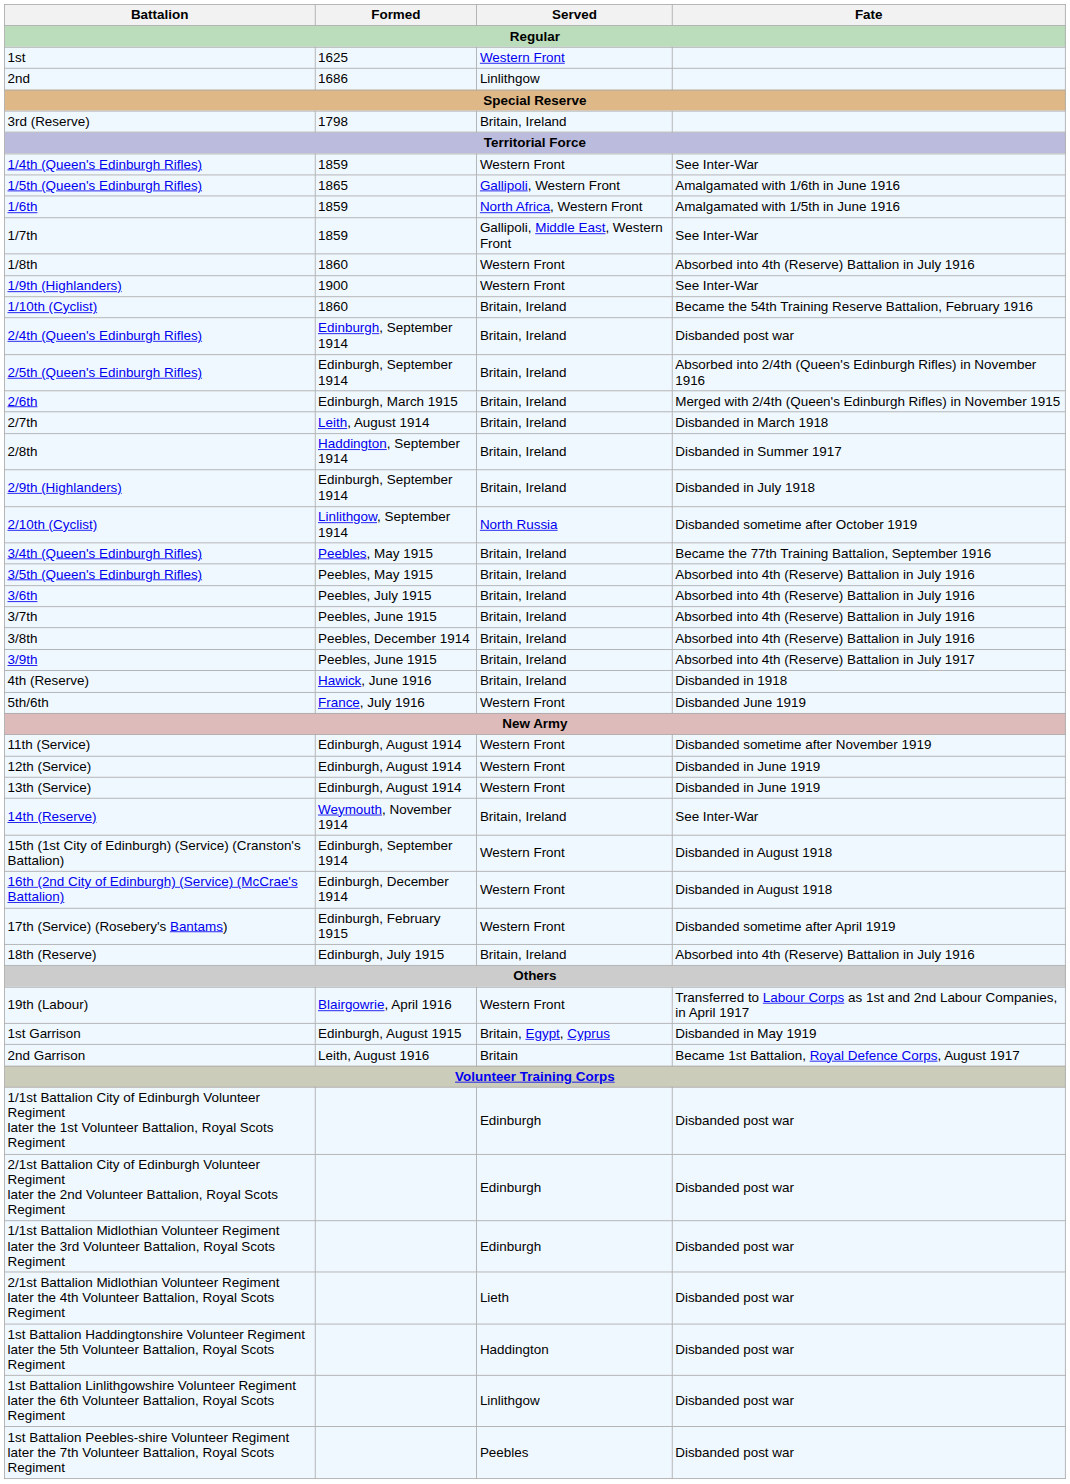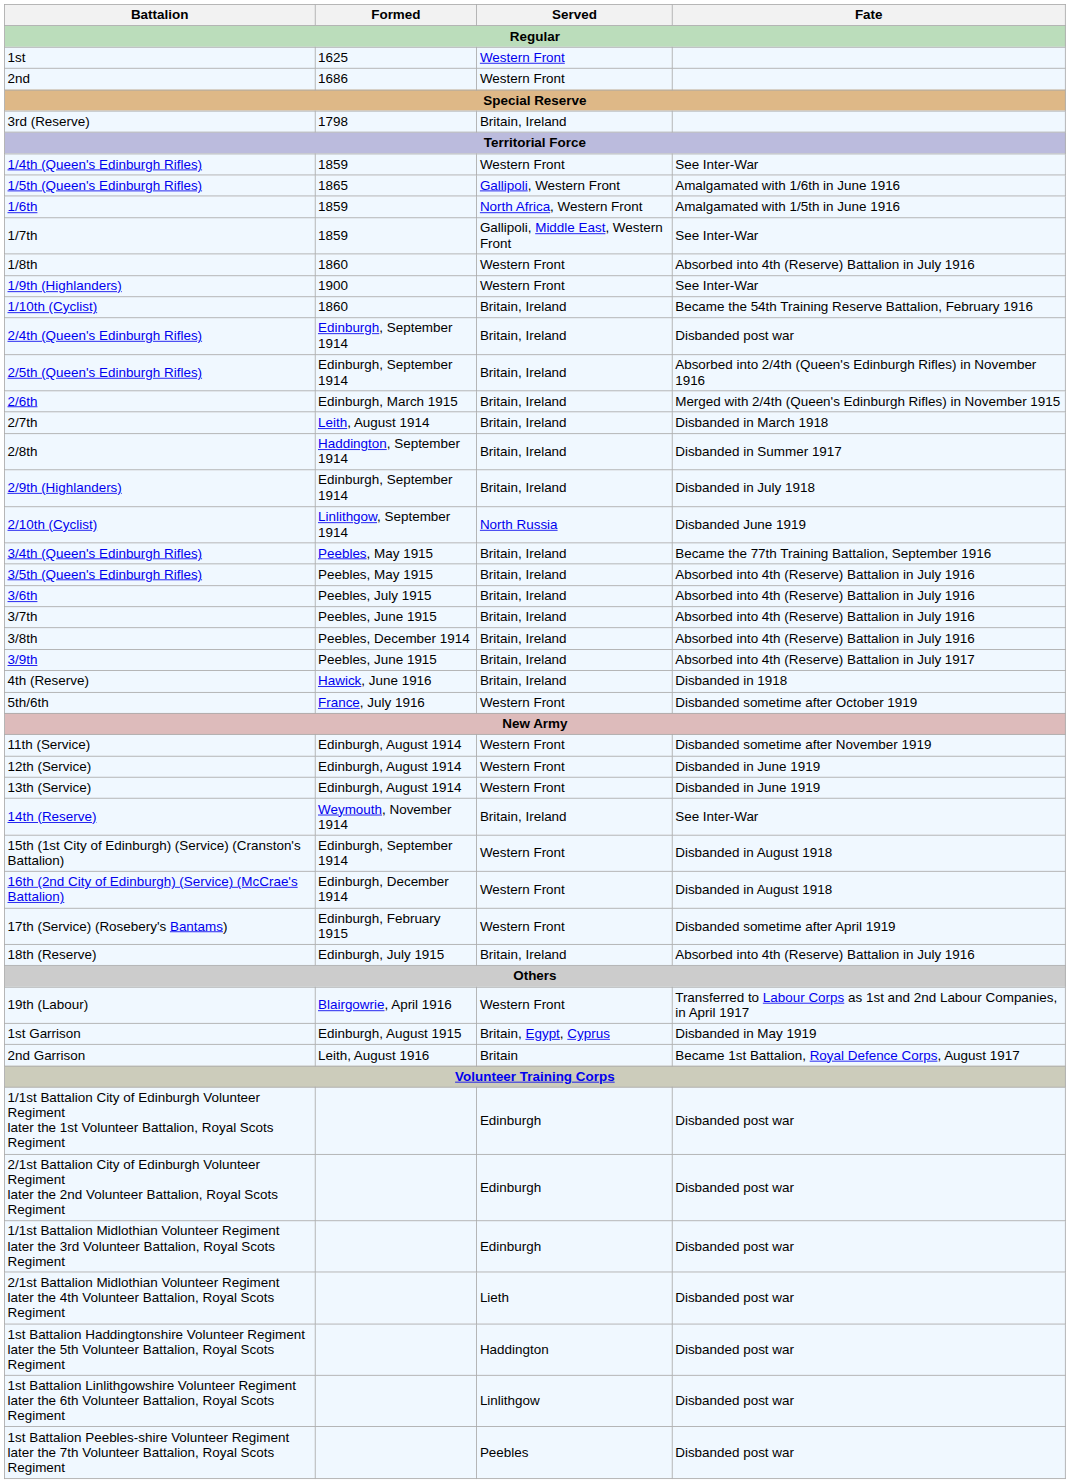(510, 79) Linlithgow -> (522, 79) Western Front
(796, 524) Disbanded sometime after October 1919 -> (741, 524) Disbanded June 1919
(741, 702) Disbanded June 1919 -> (796, 702) Disbanded sometime after October 1919
